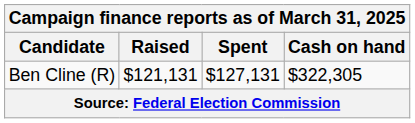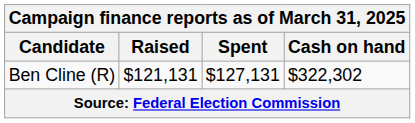(325, 74) $322,305 -> (325, 74) $322,302
